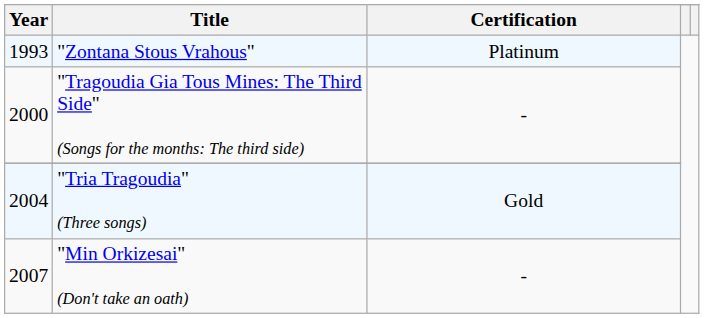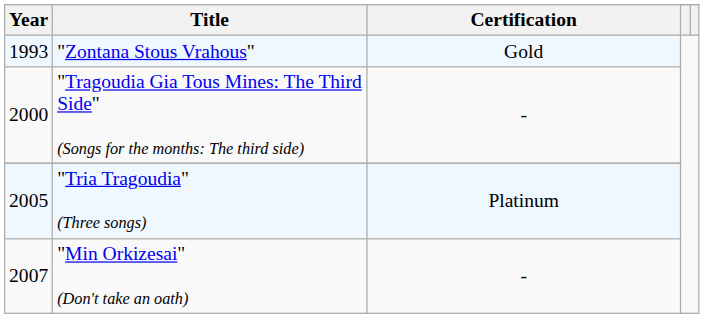(524, 50) Platinum -> (524, 50) Gold
(29, 200) 2004 -> (29, 200) 2005
(524, 200) Gold -> (524, 200) Platinum
